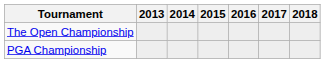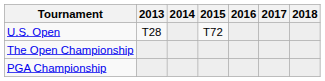+ row: (34, 32)
